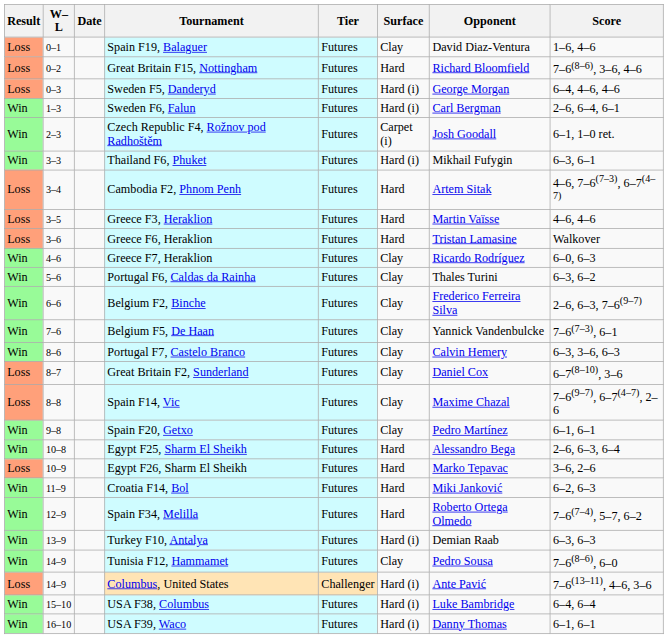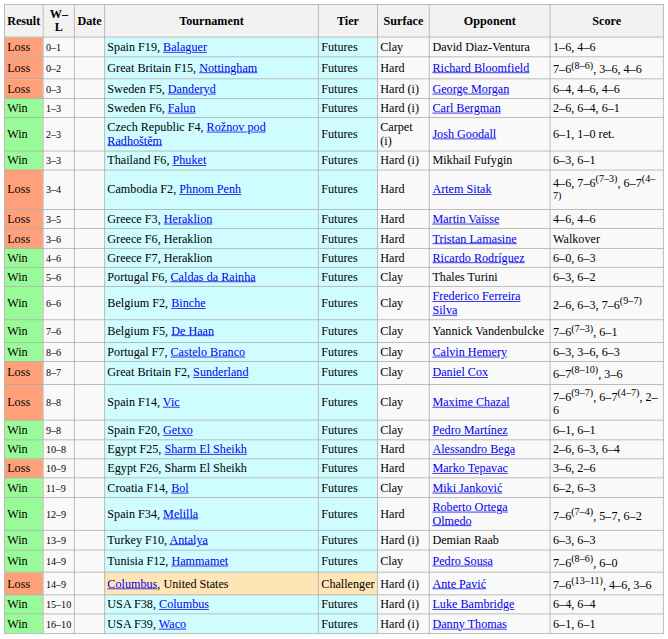(392, 257) Clay -> (392, 257) Hard
(392, 487) Hard -> (392, 487) Clay
